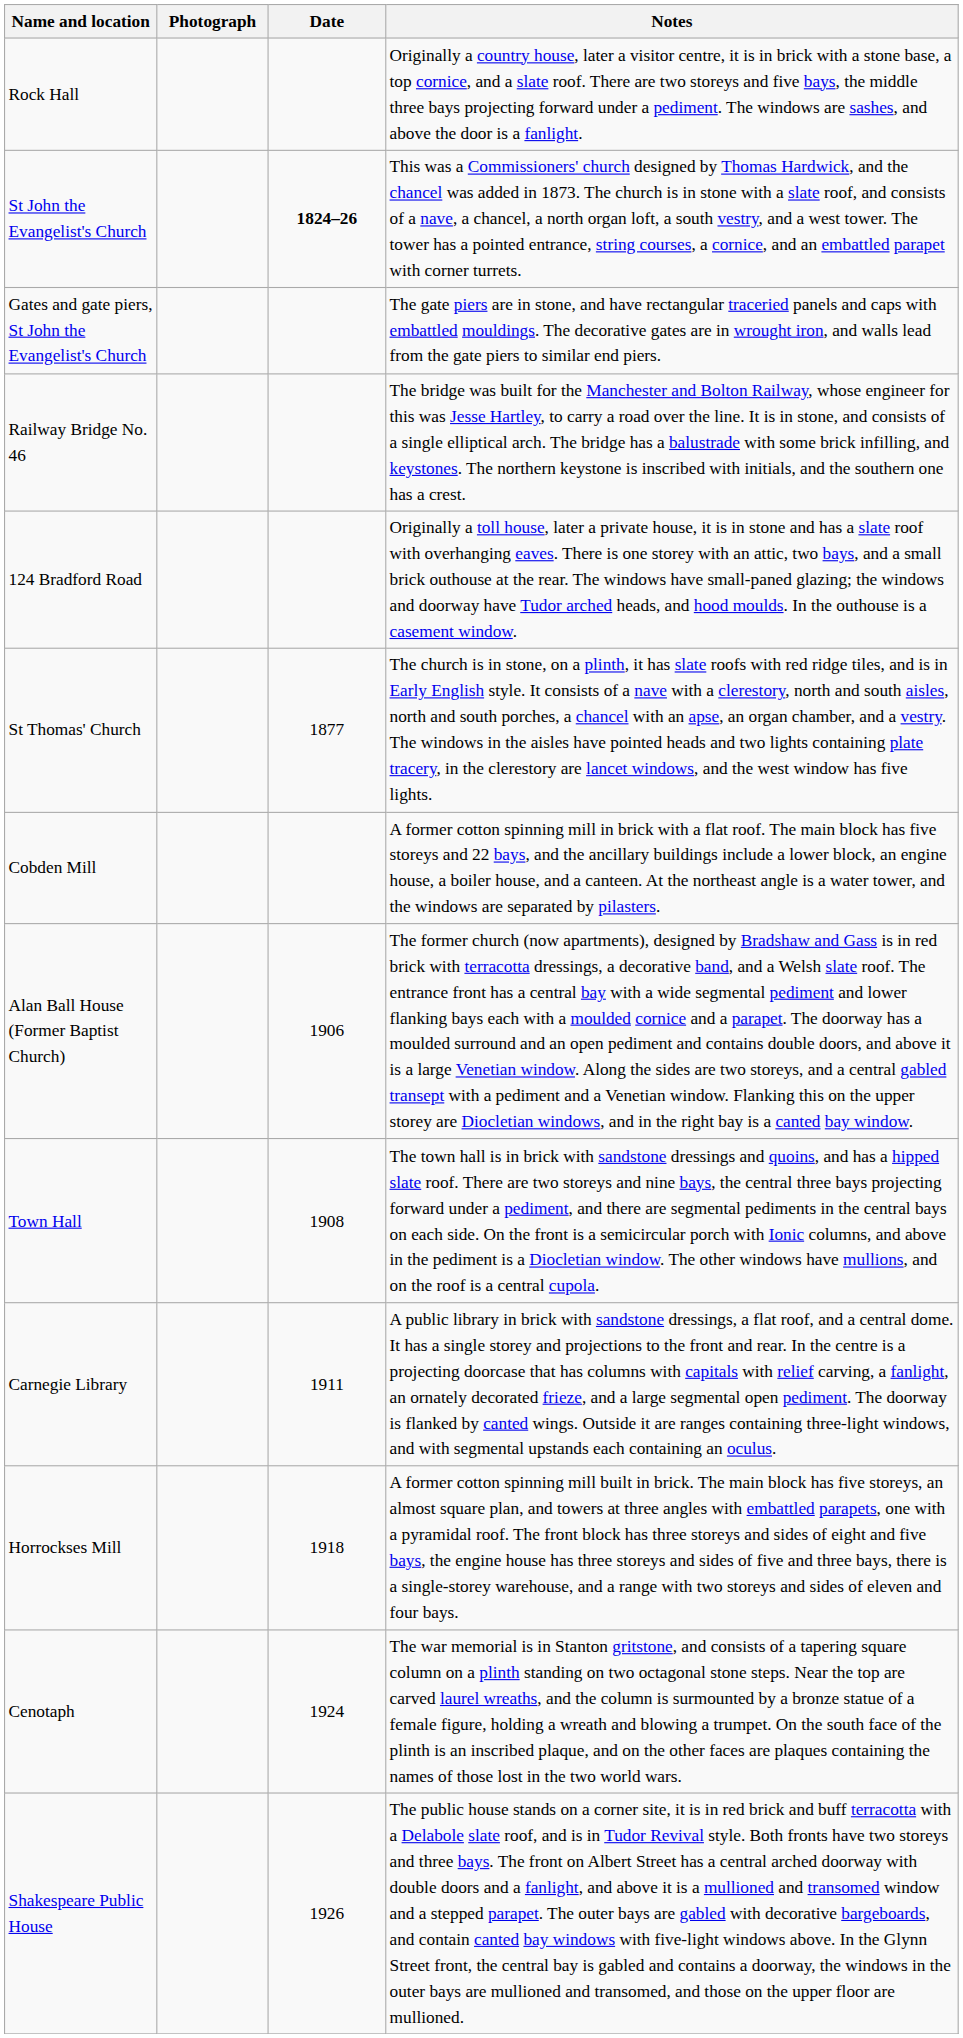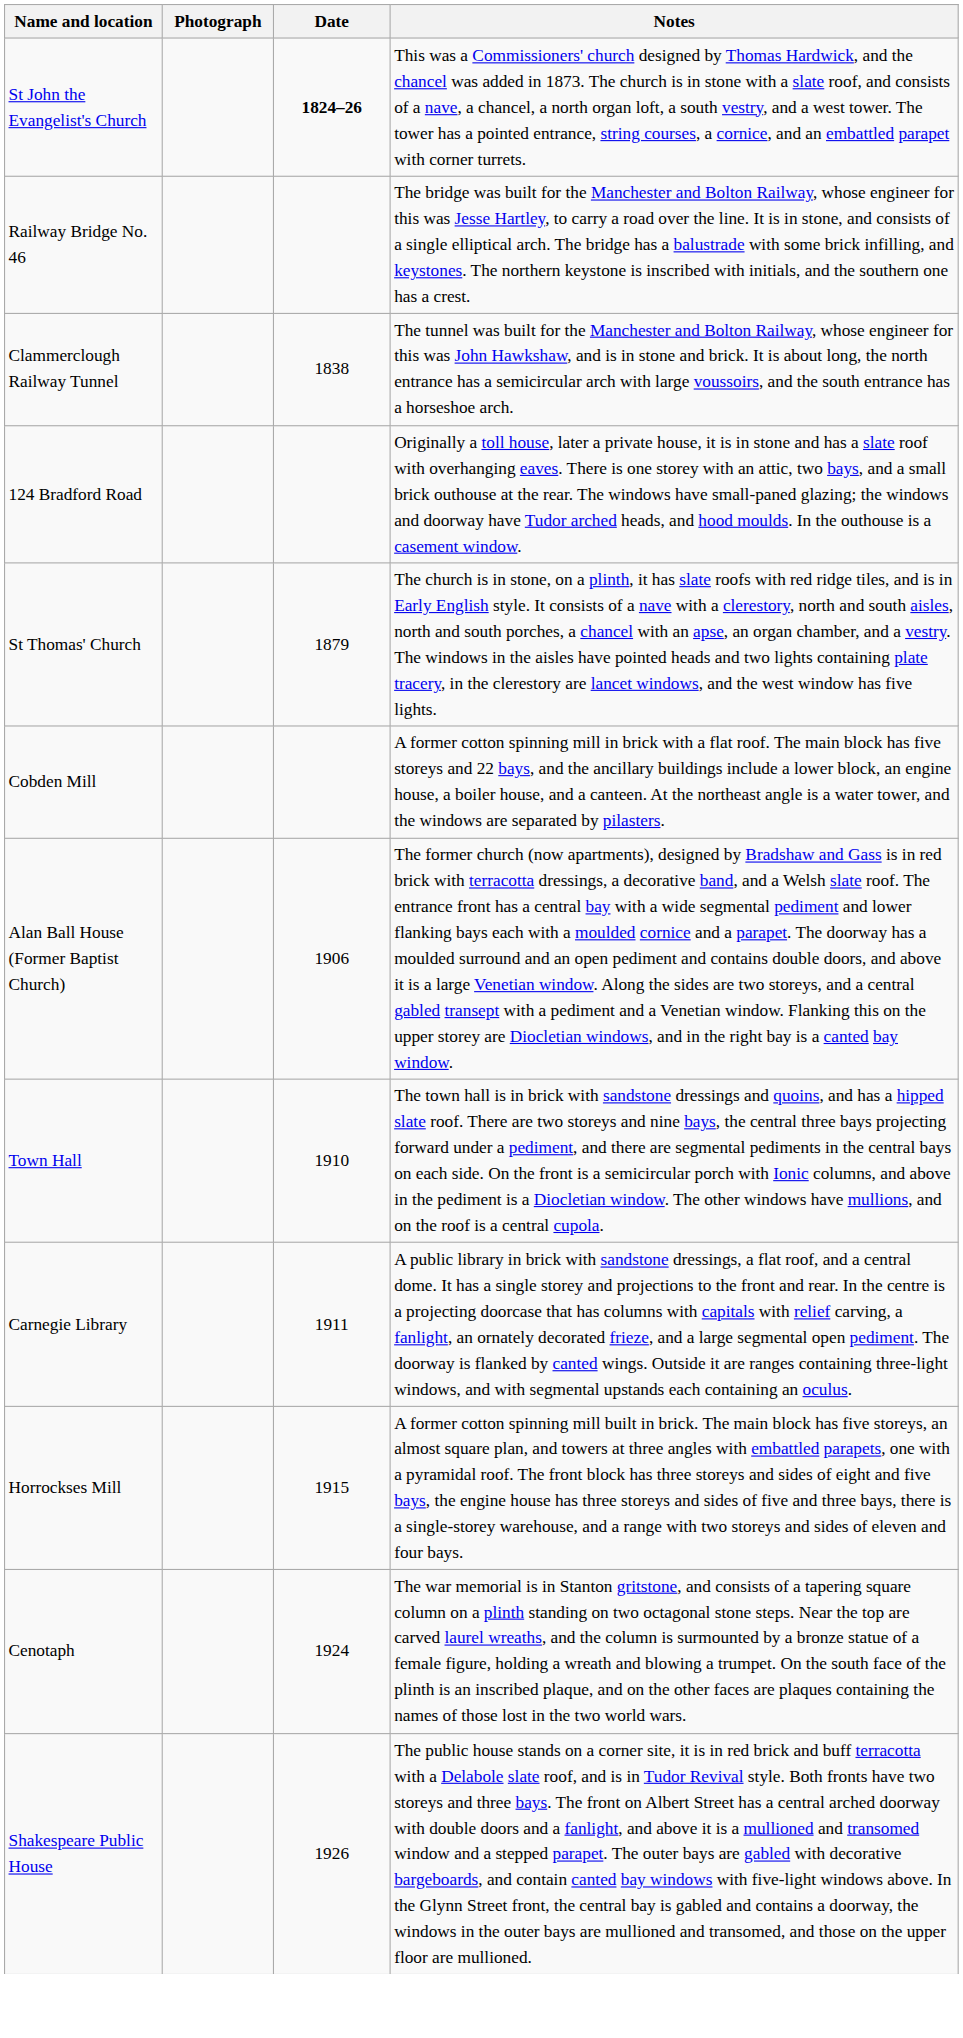- row: (44, 94)
- row: (80, 330)
+ row: (64, 369)
(327, 730) 1877 -> (332, 644) 1879
(327, 1220) 1908 -> (332, 1160) 1910
(327, 1547) 1918 -> (332, 1487) 1915
